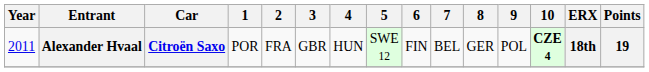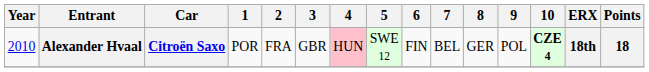(22, 47) 2011 -> (22, 47) 2010
(348, 47) no background -> (348, 47) pink background
(622, 47) 19 -> (622, 47) 18
